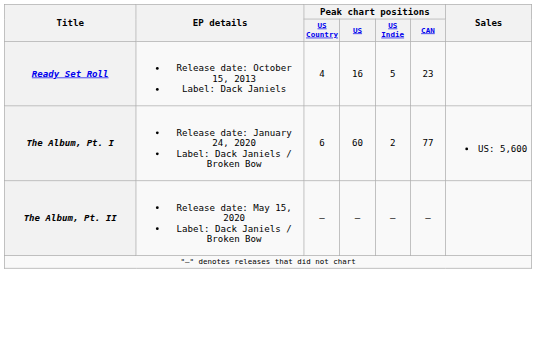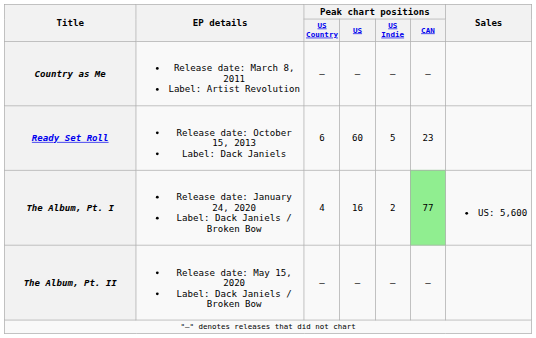+ row: (70, 73)
(322, 73) 4 -> (322, 138) 6
(357, 73) 16 -> (357, 138) 60
(322, 143) 6 -> (322, 208) 4
(357, 143) 60 -> (357, 208) 16
(428, 143) no background -> (428, 208) lightgreen background
